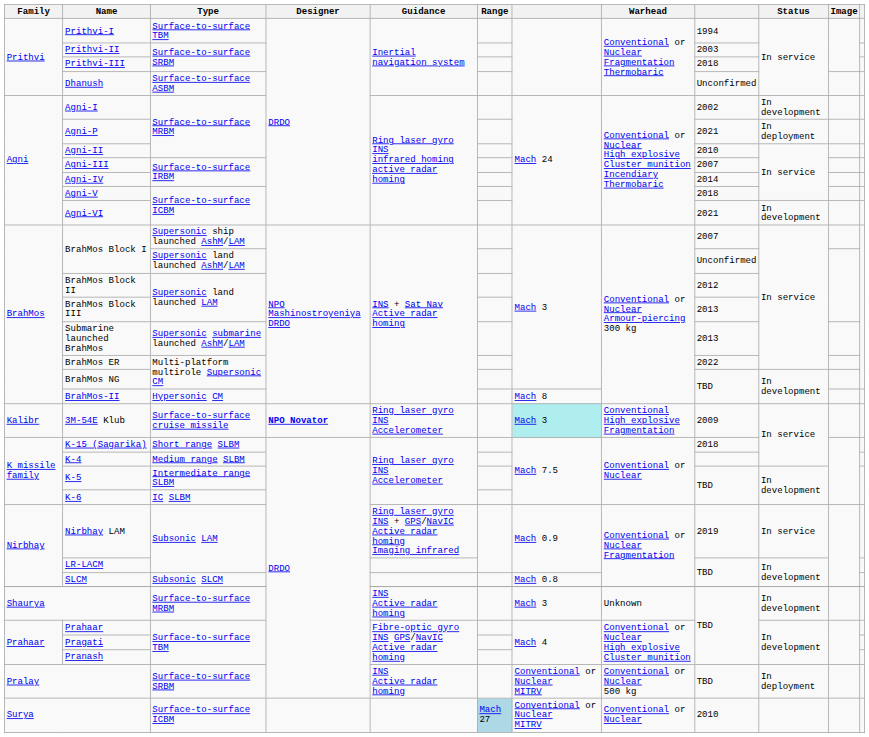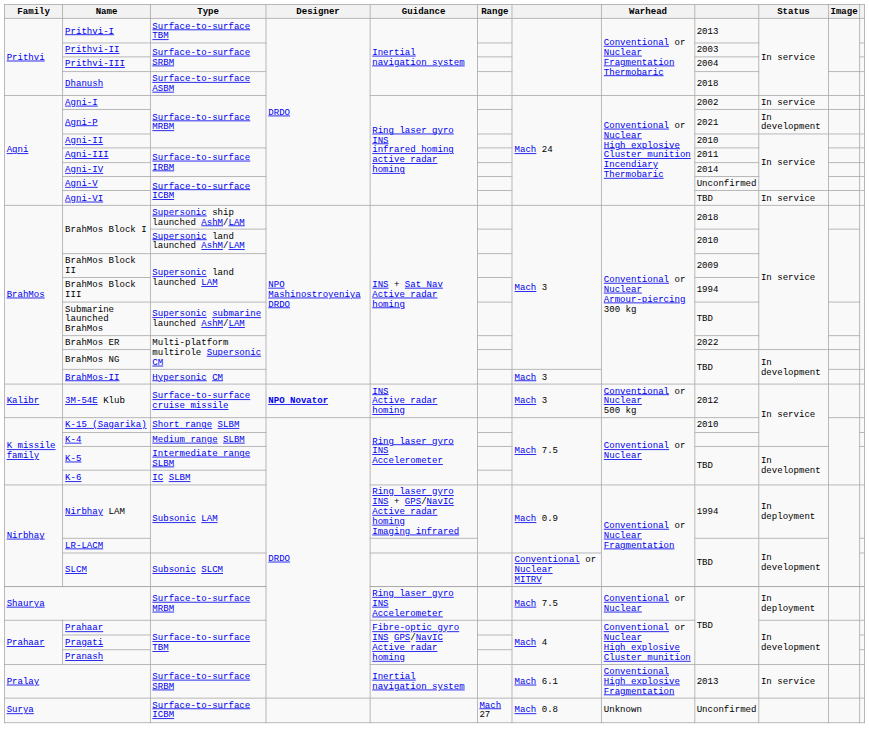(708, 31) 1994 -> (708, 31) 2013
(708, 64) 2018 -> (708, 64) 2004
(727, 83) Unconfirmed -> (708, 83) 2018
(791, 108) In development -> (788, 103) In service
(788, 132) In deployment -> (791, 122) In development
(708, 165) 2007 -> (708, 155) 2011
(708, 194) 2018 -> (727, 184) Unconfirmed
(708, 213) 2021 -> (705, 198) TBD
(791, 213) In development -> (788, 198) In service
(708, 237) 2007 -> (708, 217) 2018
(727, 261) Unconfirmed -> (708, 241) 2010
(708, 285) 2012 -> (708, 266) 2009
(708, 309) 2013 -> (708, 290) 1994
(708, 338) 2013 -> (705, 319) TBD
(531, 396) Mach 8 -> (531, 377) Mach 3
(413, 421) Ring laser gyro INS Accelerometer -> (405, 401) INS Active radar homing
(531, 421) paleturquoise background -> (531, 401) no background
(642, 421) Conventional High explosive Fragmentation -> (645, 401) Conventional or Nuclear 500 kg
(708, 421) 2009 -> (708, 401) 2012
(708, 445) 2018 -> (708, 425) 2010
(708, 531) 2019 -> (708, 512) 1994
(788, 531) In service -> (788, 512) In deployment
(536, 579) Mach 0.8 -> (555, 570) Conventional or Nuclear MITRV
(405, 604) INS Active radar homing -> (413, 604) Ring laser gyro INS Accelerometer
(531, 604) Mach 3 -> (536, 604) Mach 7.5
(623, 604) Unknown -> (645, 604) Conventional or Nuclear
(791, 604) In development -> (788, 604) In deployment
(405, 681) INS Active radar homing -> (418, 681) Inertial navigation system
(555, 681) Conventional or Nuclear MITRV -> (536, 681) Mach 6.1
(645, 681) Conventional or Nuclear 500 kg -> (642, 681) Conventional High explosive Fragmentation
(705, 681) TBD -> (708, 681) 2013
(788, 681) In deployment -> (788, 681) In service
(490, 715) lightblue background -> (490, 710) no background
(555, 715) Conventional or Nuclear MITRV -> (536, 710) Mach 0.8
(645, 715) Conventional or Nuclear -> (623, 710) Unknown
(708, 715) 2010 -> (727, 710) Unconfirmed
